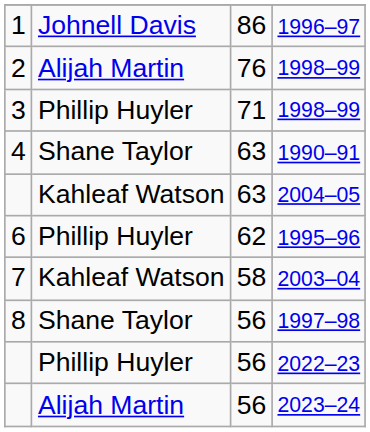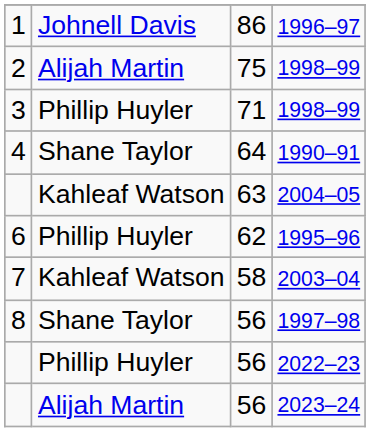(252, 67) 76 -> (252, 67) 75
(252, 151) 63 -> (252, 151) 64
